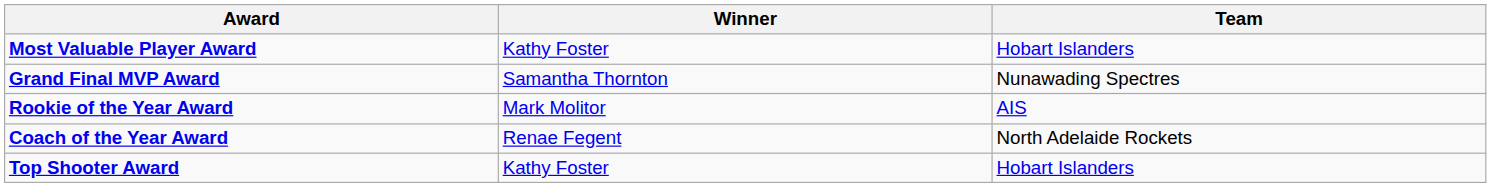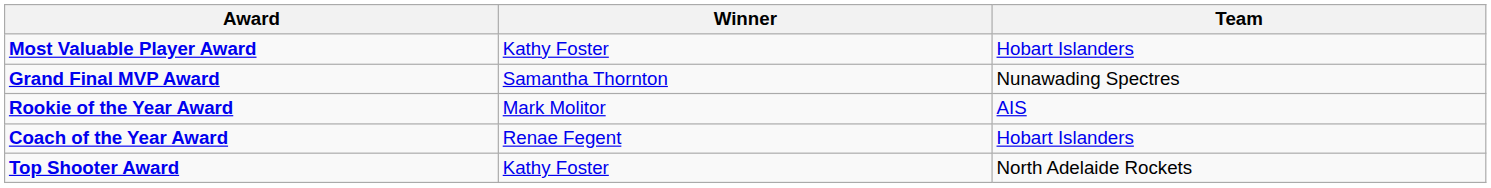(1094, 138) North Adelaide Rockets -> (1065, 138) Hobart Islanders
(1065, 167) Hobart Islanders -> (1094, 167) North Adelaide Rockets
